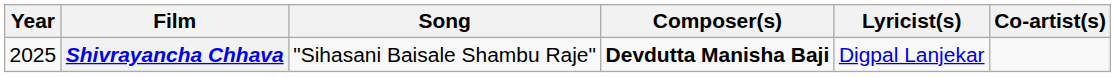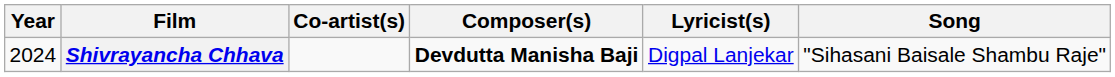columns swapped: (445, 21) <-> (1050, 21)
(33, 54) 2025 -> (33, 54) 2024
